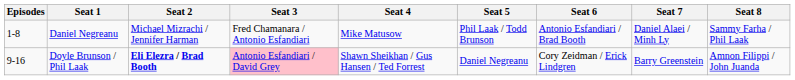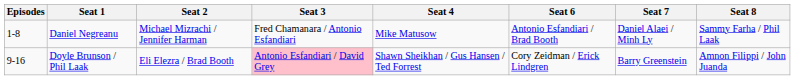- column: (497, 12)
(167, 61) bold -> (187, 61) normal
